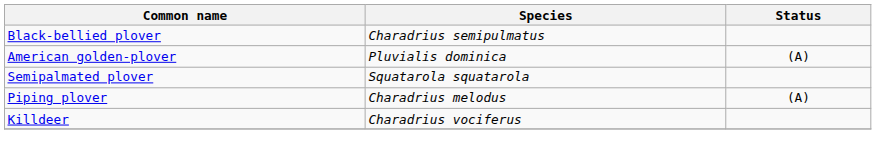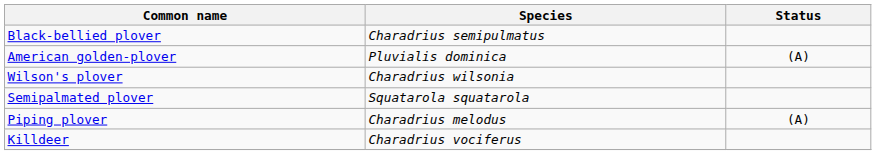+ row: (65, 77)
